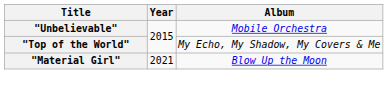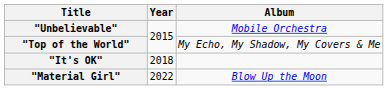+ row: (76, 61)
(162, 61) 2021 -> (162, 77) 2022
